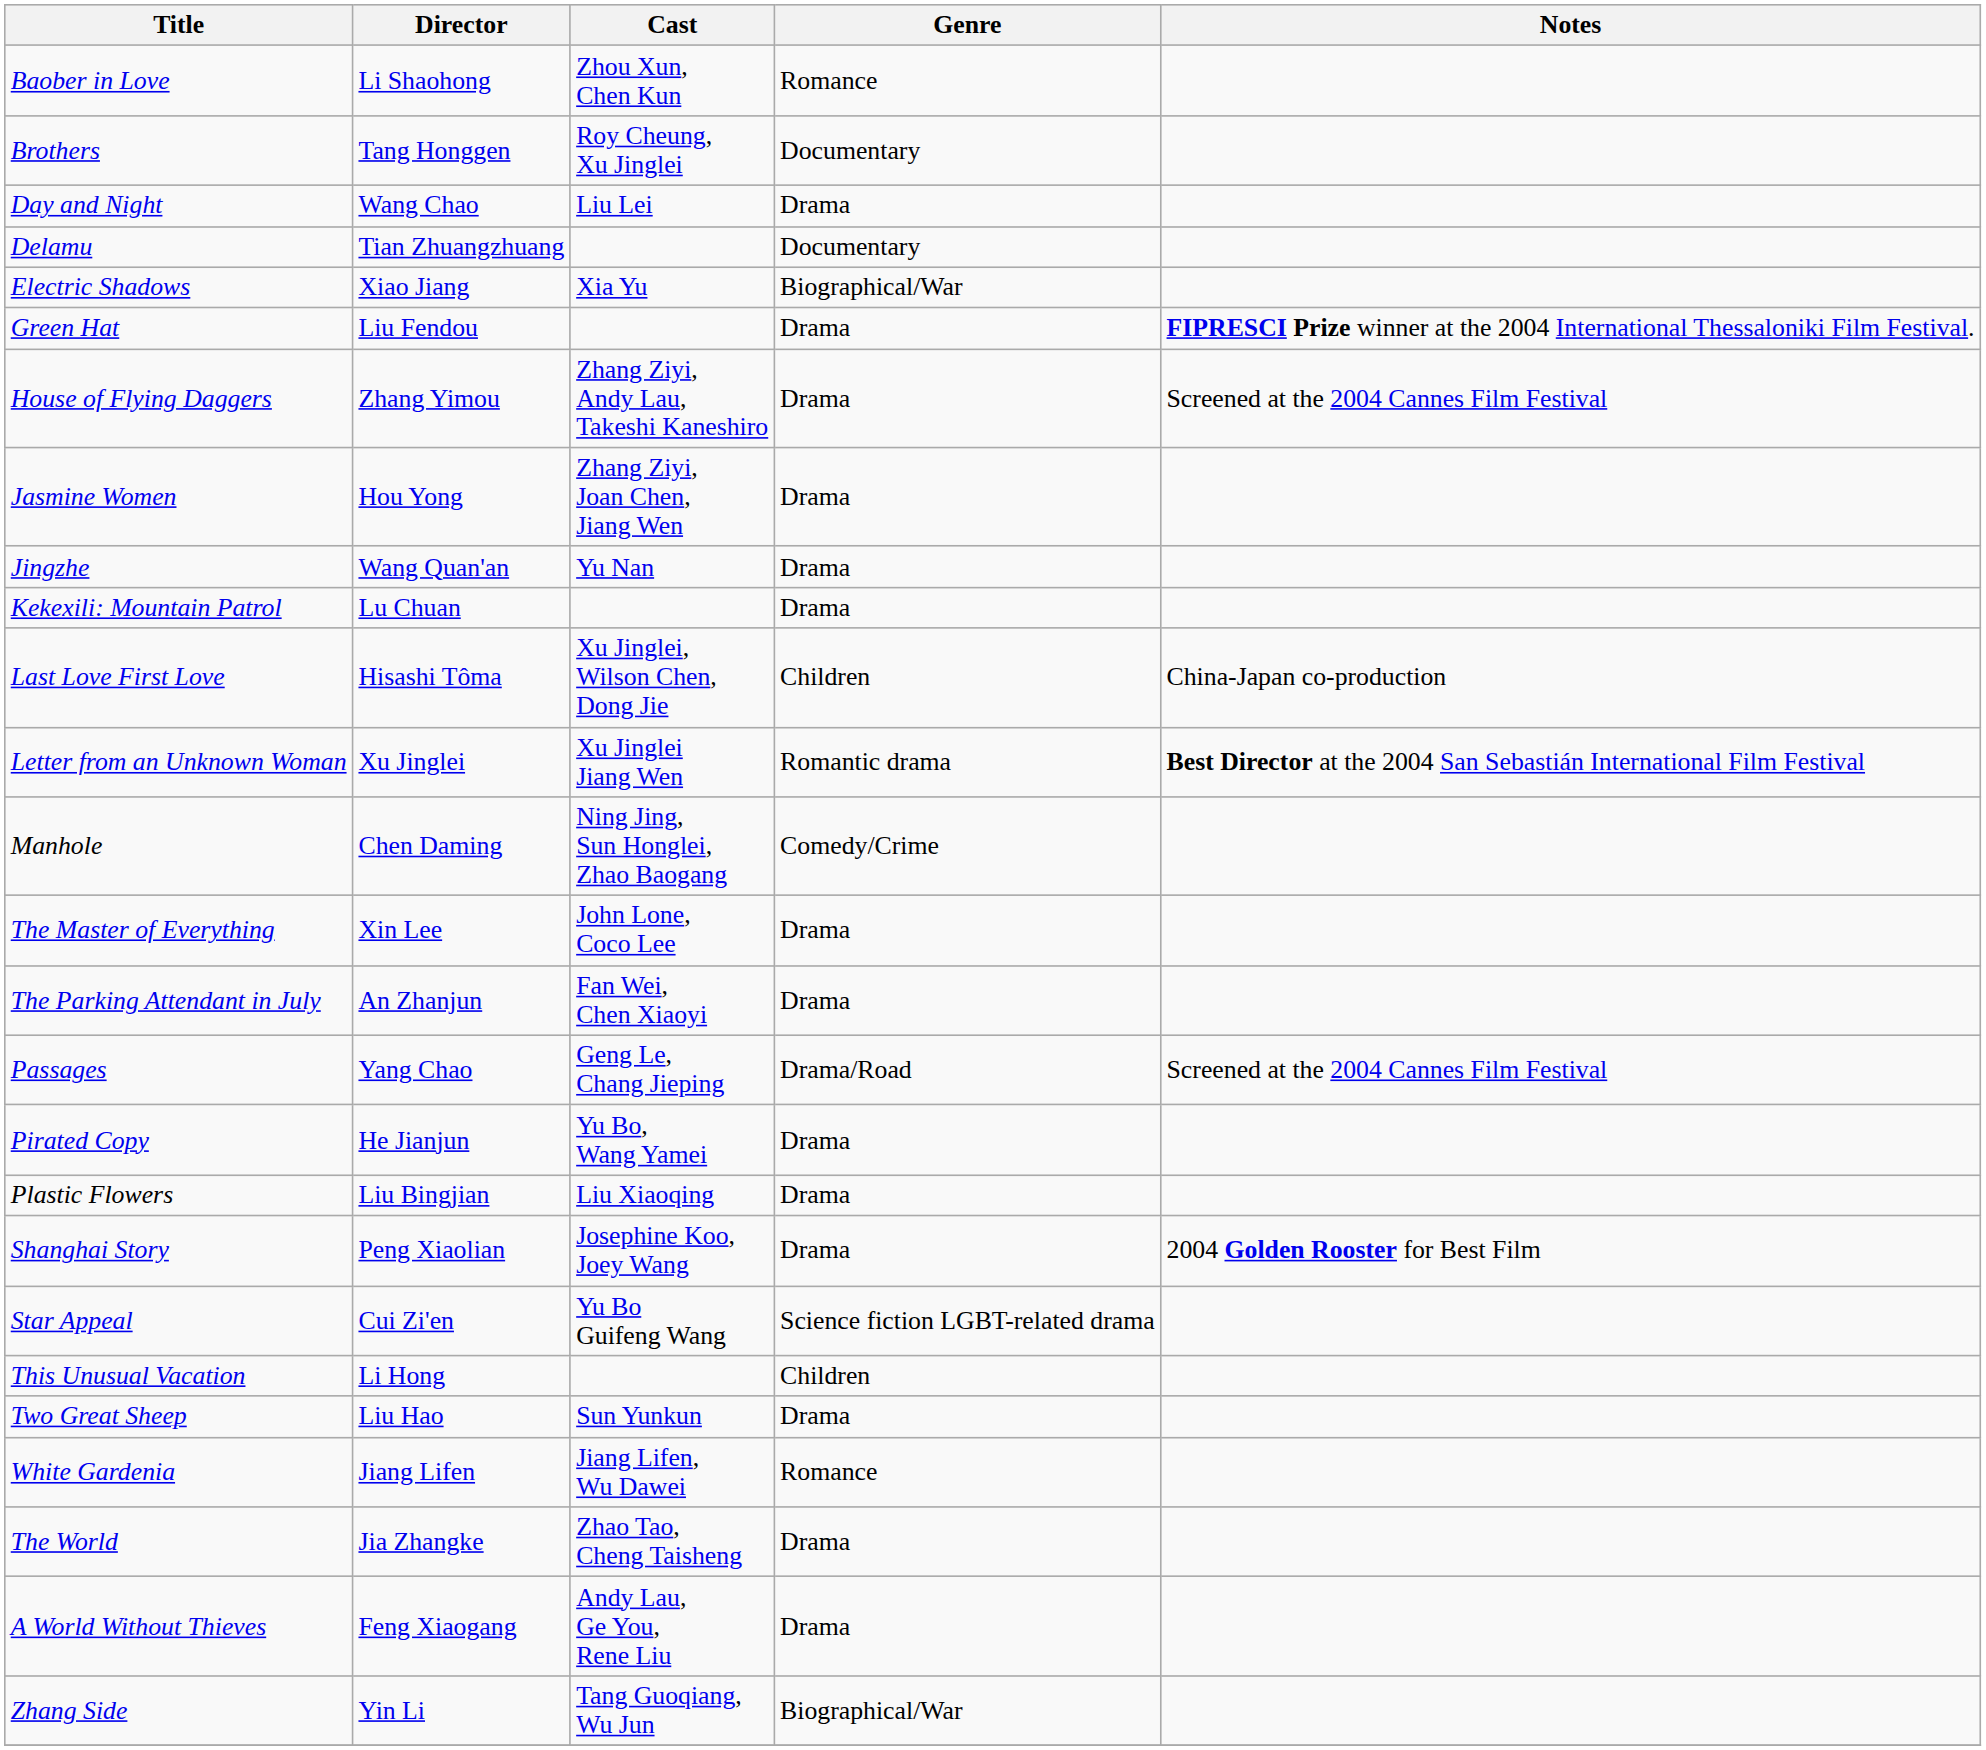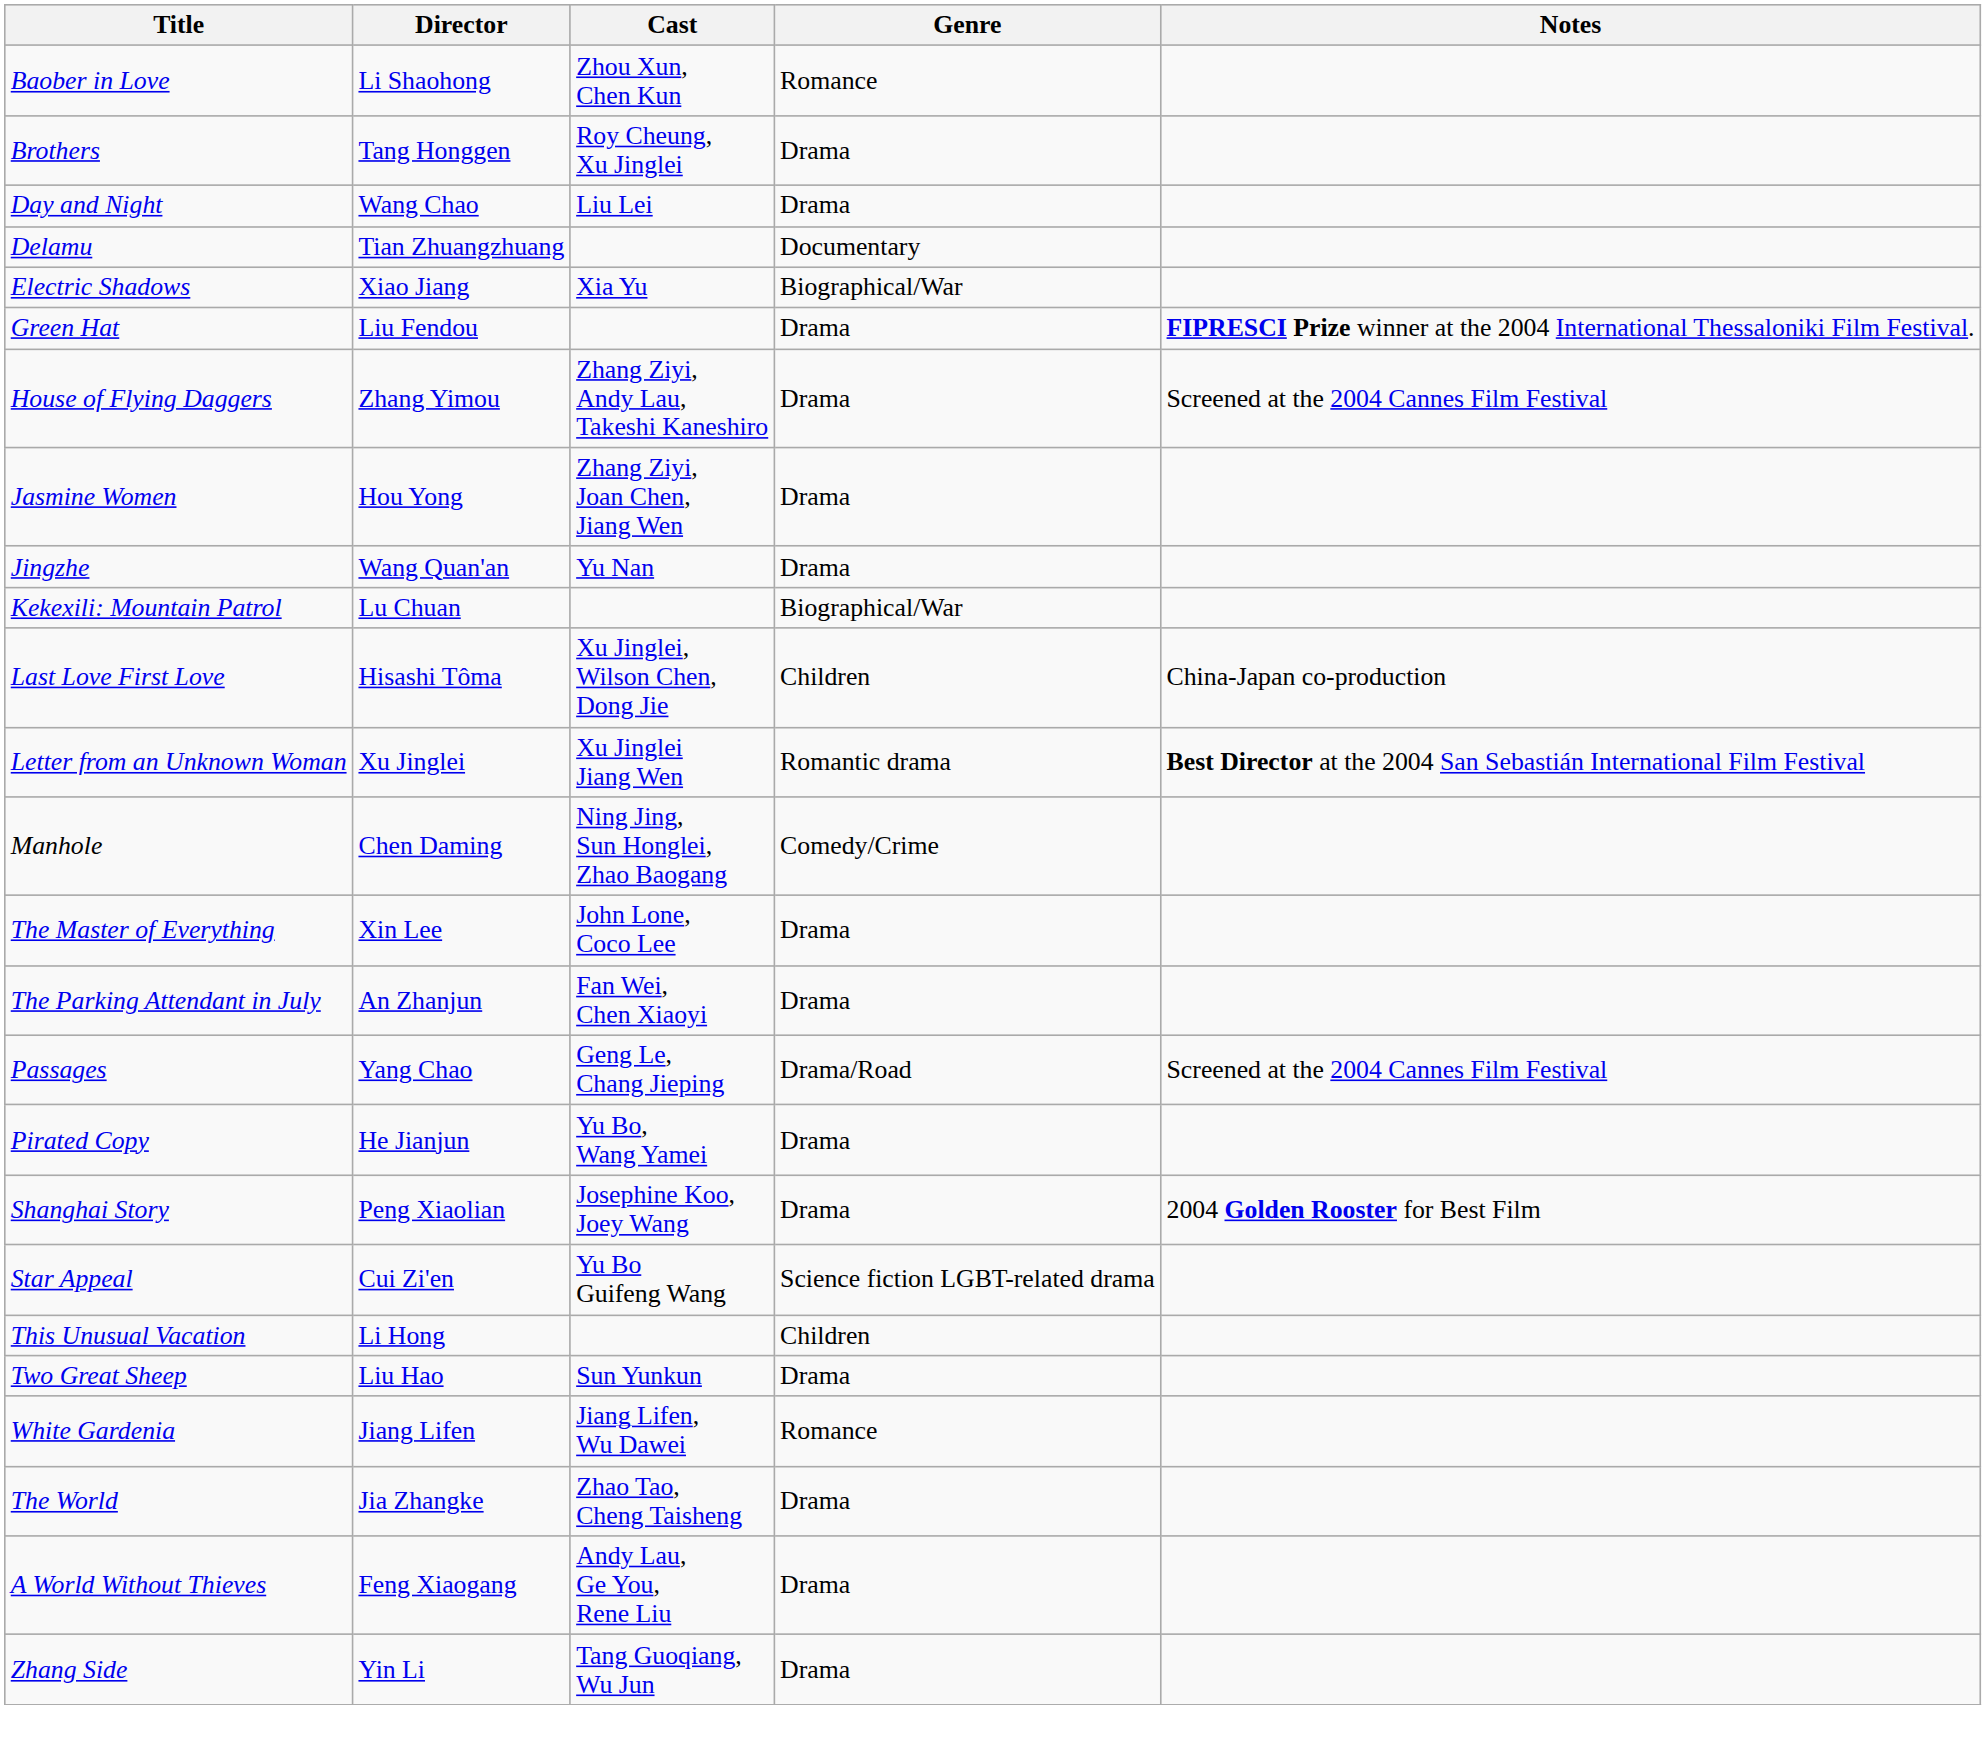(850, 150) Documentary -> (815, 150) Drama
(815, 607) Drama -> (871, 607) Biographical/War
- row: (92, 1194)
(871, 1710) Biographical/War -> (815, 1669) Drama
